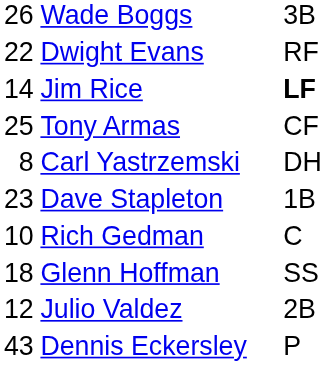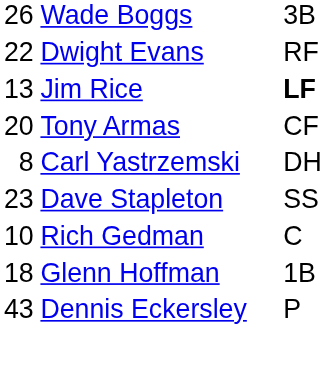(19, 89) 14 -> (19, 89) 13
(19, 125) 25 -> (19, 125) 20
(300, 199) 1B -> (301, 199) SS
(301, 272) SS -> (300, 272) 1B
- row: (111, 309)
